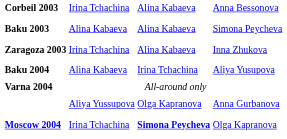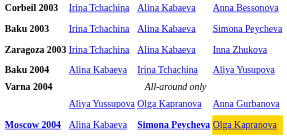(98, 28) Alina Kabaeva -> (99, 28) Irina Tchachina
(99, 125) Irina Tchachina -> (98, 125) Alina Kabaeva
(245, 125) no background -> (245, 125) gold background
